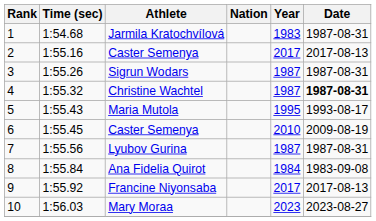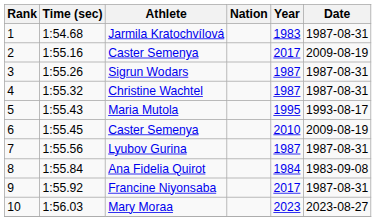(337, 53) 2017-08-13 -> (337, 53) 2009-08-19
(337, 91) bold -> (337, 91) normal
(337, 187) 2017-08-13 -> (337, 187) 1987-08-31
